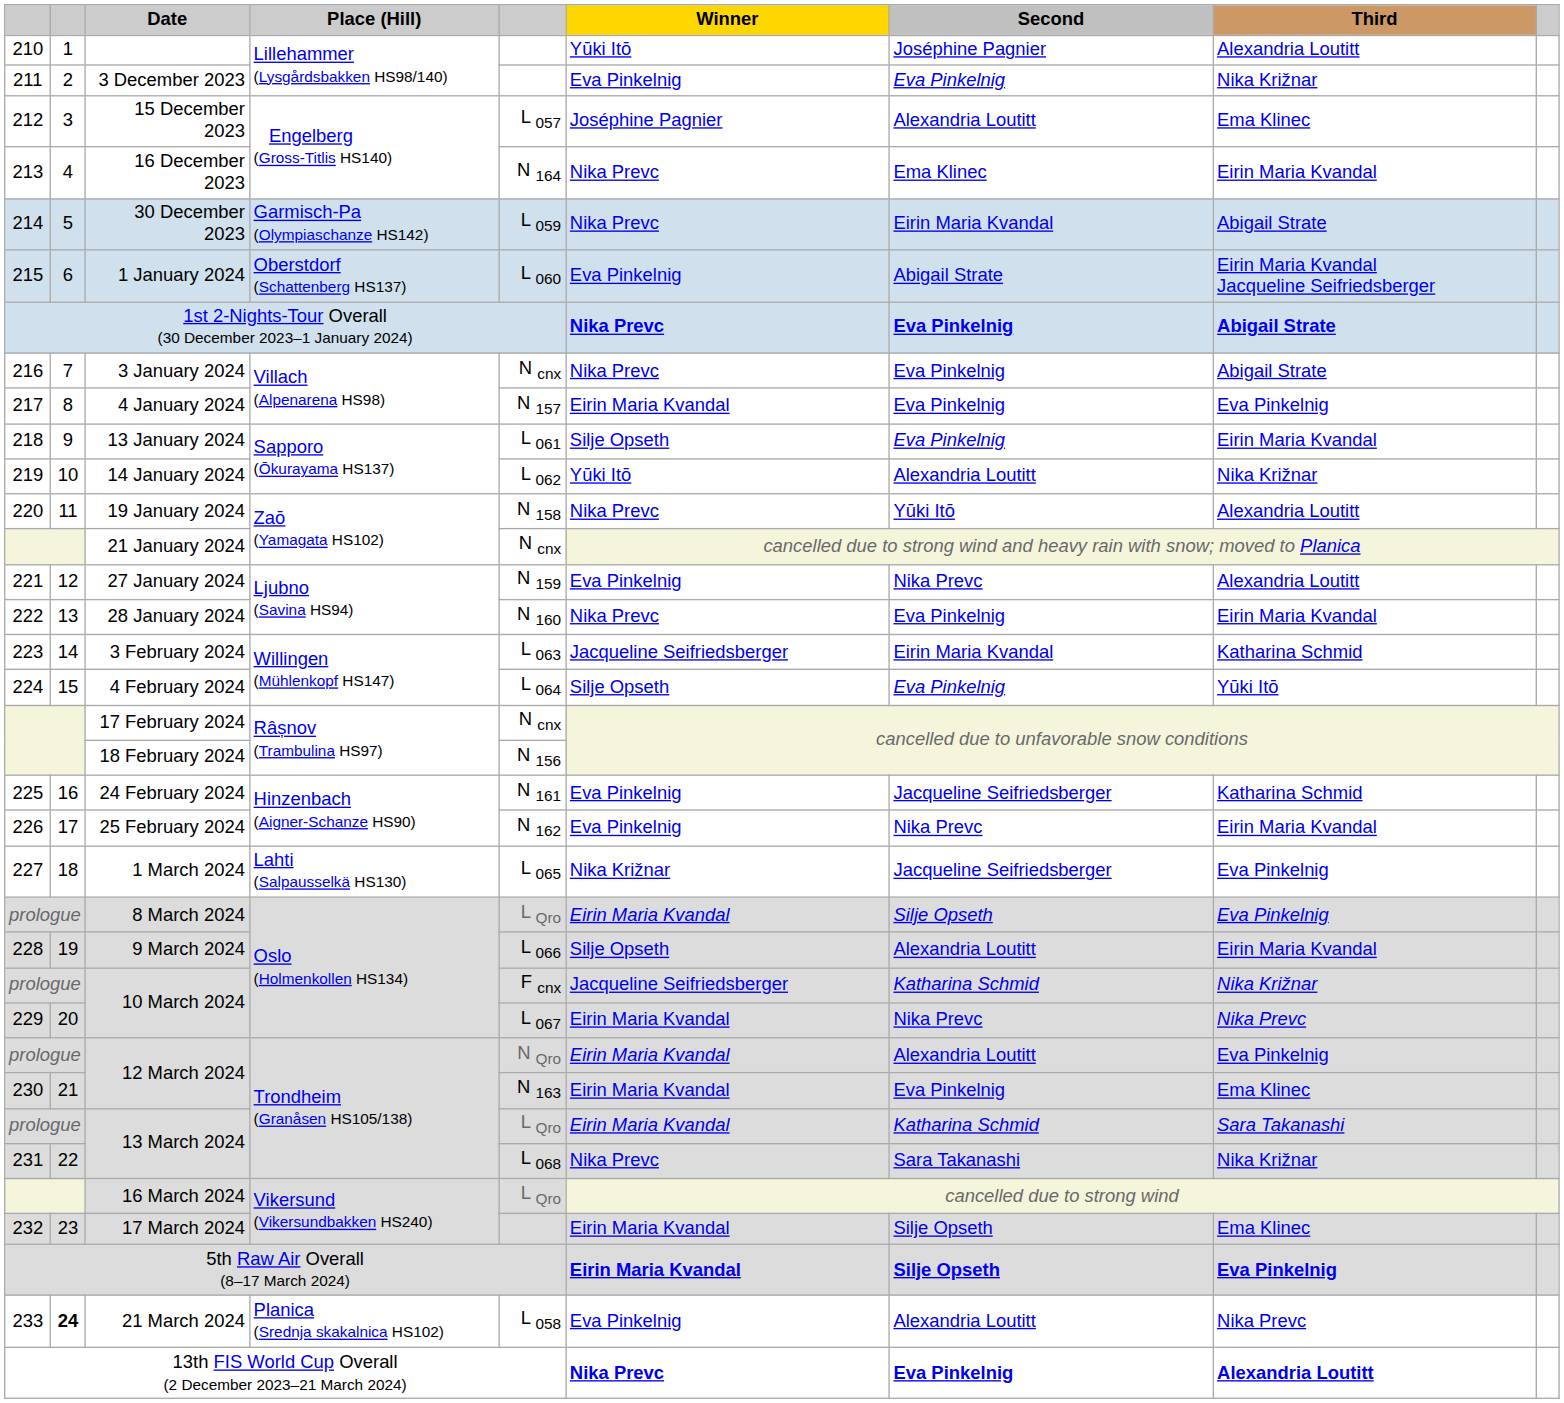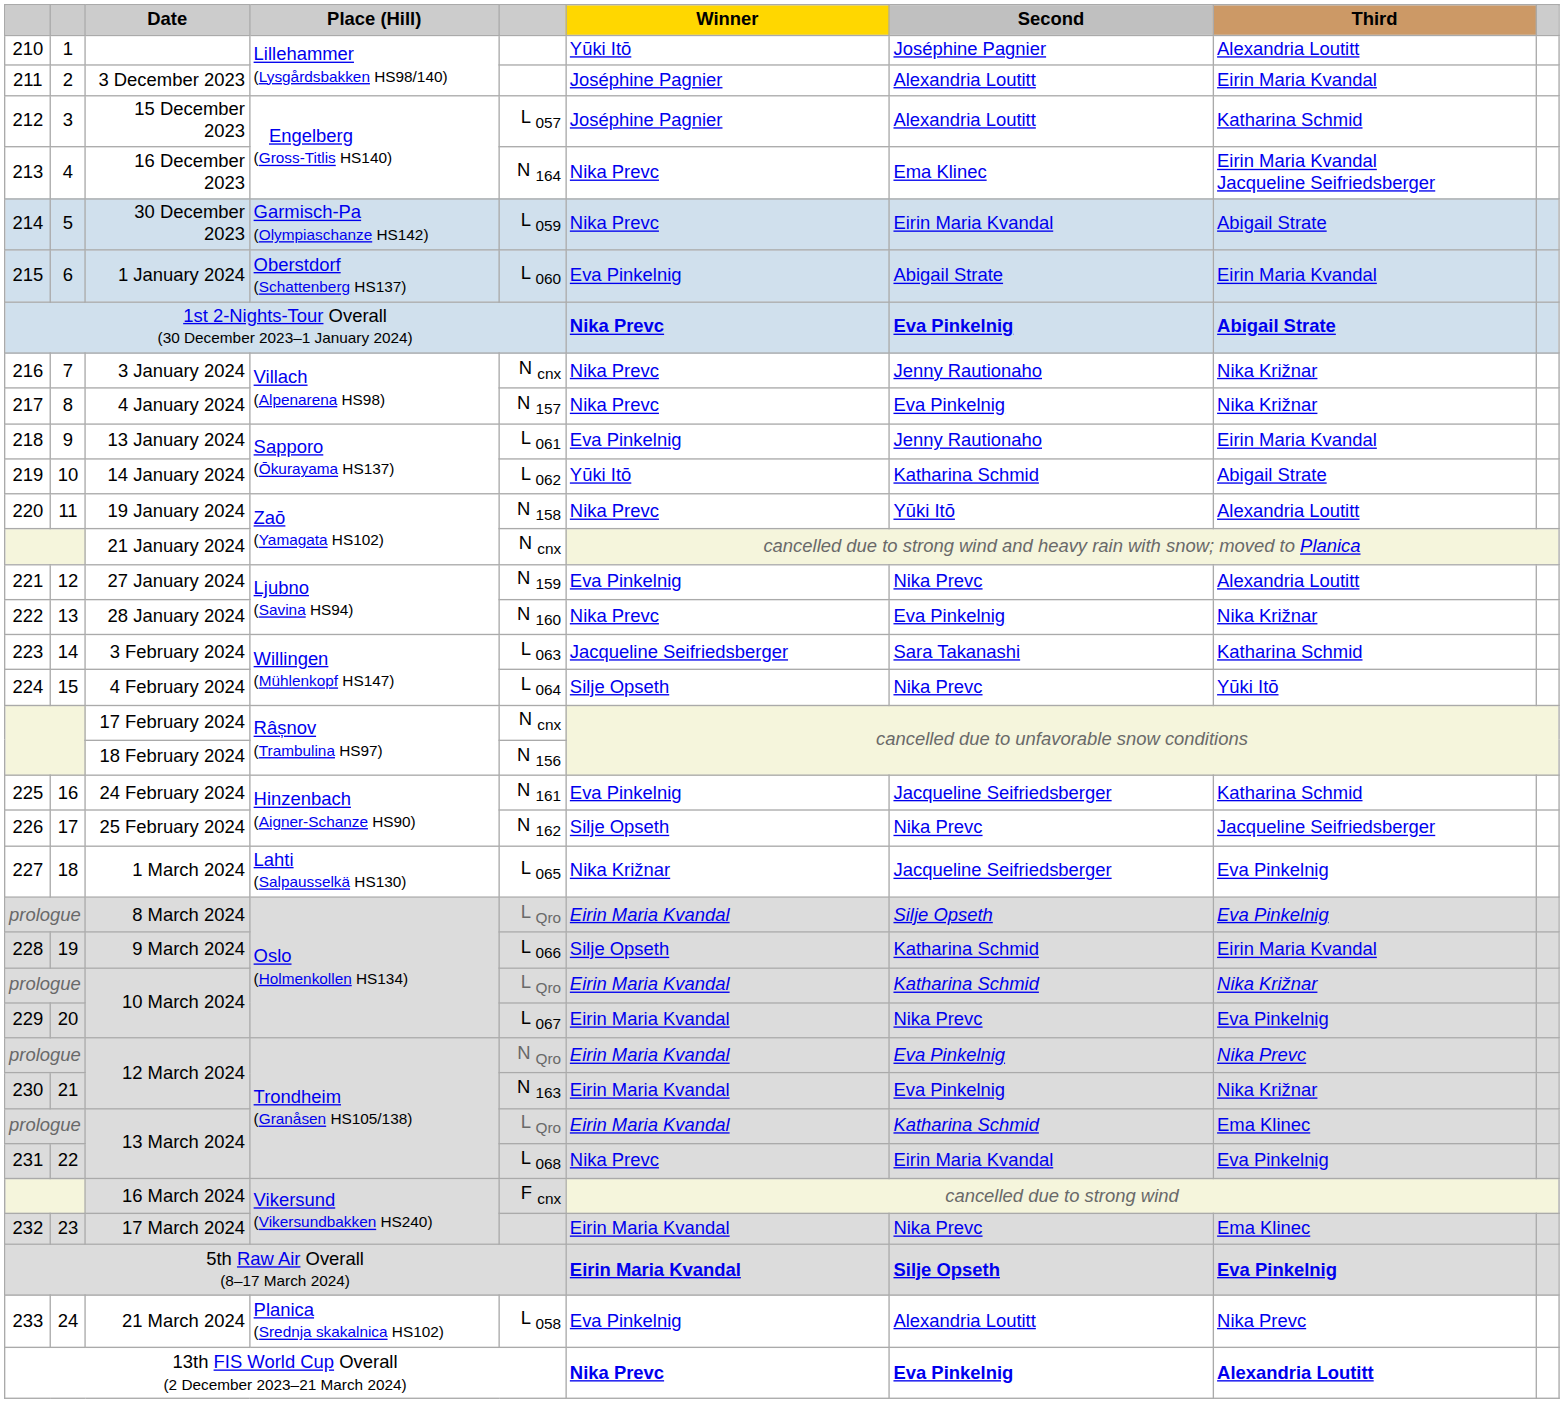(626, 79) Eva Pinkelnig -> (646, 79) Joséphine Pagnier
(949, 79) Eva Pinkelnig -> (965, 79) Alexandria Loutitt
(1267, 79) Nika Križnar -> (1297, 79) Eirin Maria Kvandal
(1264, 120) Ema Klinec -> (1290, 120) Katharina Schmid
(1297, 172) Eirin Maria Kvandal -> (1326, 172) Eirin Maria Kvandal Jacqueline Seifriedsberger
(1326, 275) Eirin Maria Kvandal Jacqueline Seifriedsberger -> (1297, 275) Eirin Maria Kvandal
(949, 370) Eva Pinkelnig -> (968, 370) Jenny Rautionaho
(1272, 370) Abigail Strate -> (1267, 370) Nika Križnar
(650, 405) Eirin Maria Kvandal -> (614, 405) Nika Prevc
(1273, 405) Eva Pinkelnig -> (1267, 405) Nika Križnar
(620, 440) Silje Opseth -> (626, 440) Eva Pinkelnig
(949, 440) Eva Pinkelnig -> (968, 440) Jenny Rautionaho
(965, 475) Alexandria Loutitt -> (966, 475) Katharina Schmid
(1267, 475) Nika Križnar -> (1272, 475) Abigail Strate
(1297, 616) Eirin Maria Kvandal -> (1267, 616) Nika Križnar
(973, 651) Eirin Maria Kvandal -> (957, 651) Sara Takanashi
(949, 686) Eva Pinkelnig -> (938, 686) Nika Prevc
(626, 827) Eva Pinkelnig -> (620, 827) Silje Opseth
(1297, 827) Eirin Maria Kvandal -> (1326, 827) Jacqueline Seifriedsberger
(965, 949) Alexandria Loutitt -> (966, 949) Katharina Schmid
(541, 983) F cnx -> (541, 983) L Qro
(679, 984) Jacqueline Seifriedsberger -> (650, 984) Eirin Maria Kvandal
(1262, 1019) Nika Prevc -> (1273, 1019) Eva Pinkelnig
(965, 1054) Alexandria Loutitt -> (949, 1054) Eva Pinkelnig
(1273, 1054) Eva Pinkelnig -> (1262, 1054) Nika Prevc
(1264, 1090) Ema Klinec -> (1267, 1090) Nika Križnar
(1281, 1125) Sara Takanashi -> (1264, 1125) Ema Klinec
(957, 1160) Sara Takanashi -> (973, 1160) Eirin Maria Kvandal
(1267, 1160) Nika Križnar -> (1273, 1160) Eva Pinkelnig
(541, 1195) L Qro -> (541, 1195) F cnx
(943, 1228) Silje Opseth -> (938, 1228) Nika Prevc
(68, 1320) bold -> (68, 1320) normal
